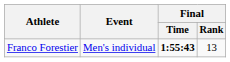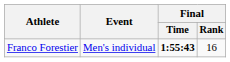(212, 48) 13 -> (212, 48) 16
